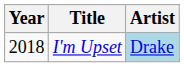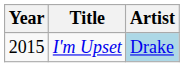(27, 47) 2018 -> (27, 47) 2015
